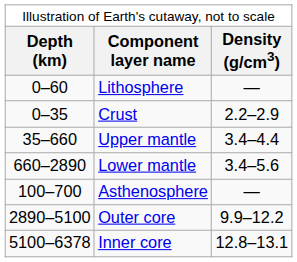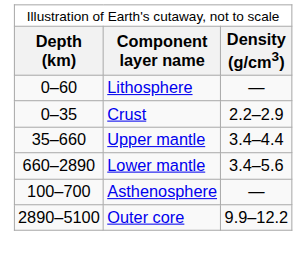- row: (135, 243)
